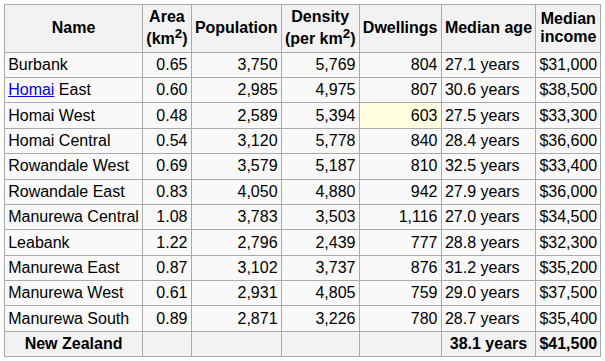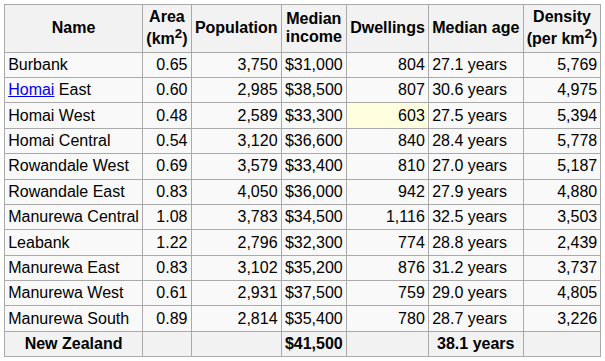columns swapped: (320, 28) <-> (568, 28)
(482, 166) 32.5 years -> (470, 166) 27.0 years
(482, 217) 27.0 years -> (470, 217) 32.5 years
(424, 242) 777 -> (411, 242) 774
(172, 267) 0.87 -> (172, 267) 0.83
(258, 318) 2,871 -> (258, 318) 2,814
